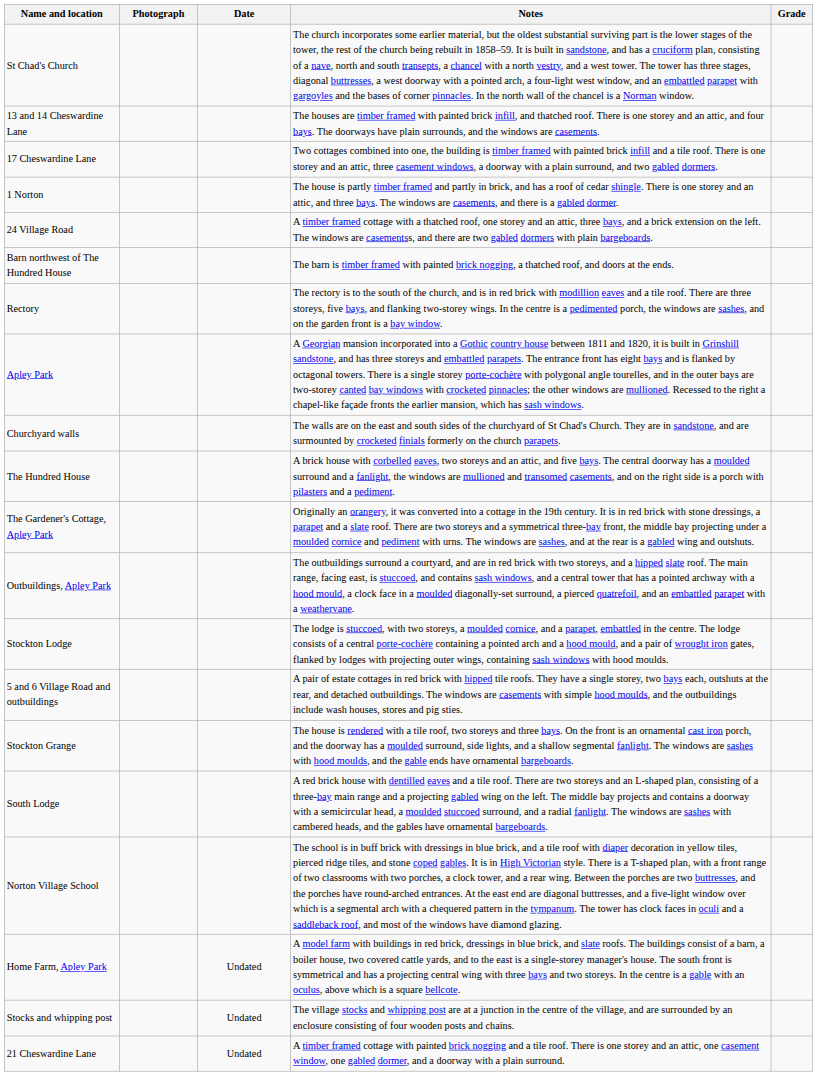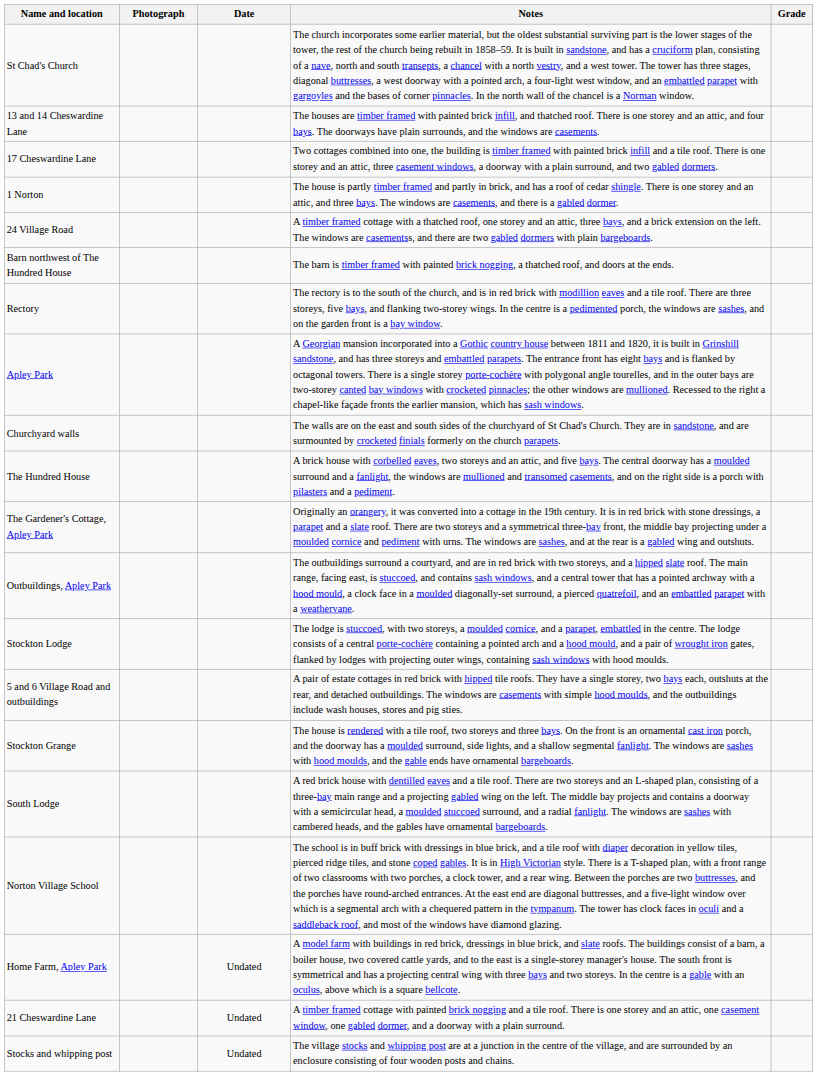rows swapped: (51, 1053) <-> (59, 1018)
